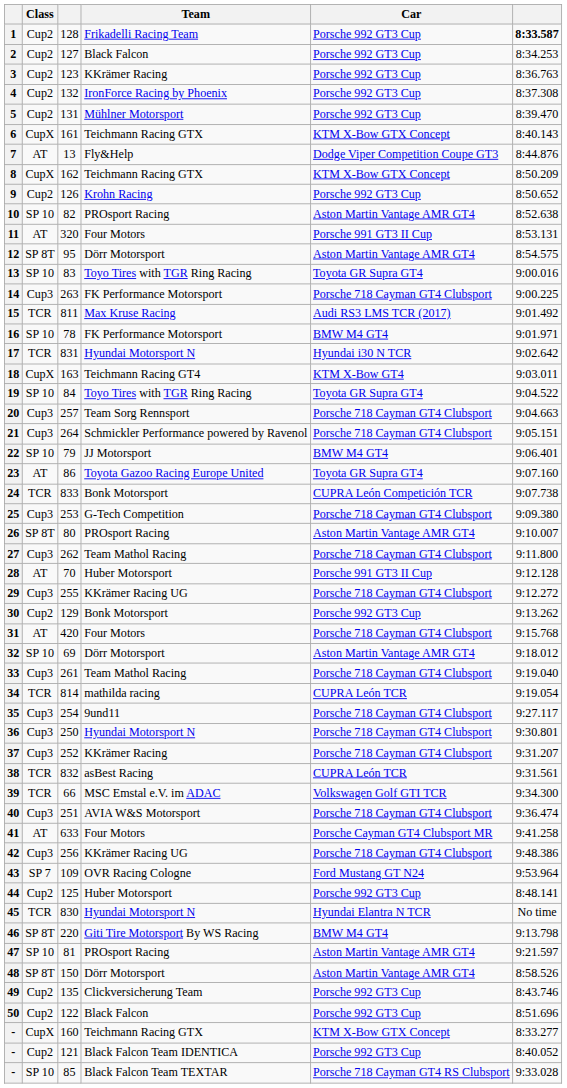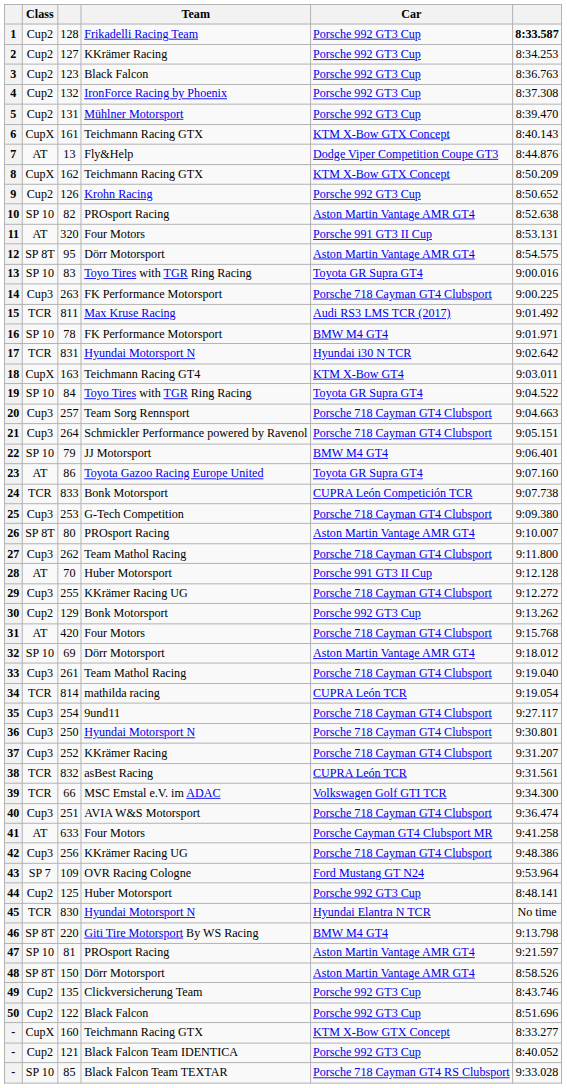(116, 54) Black Falcon -> (126, 54) KKrämer Racing
(126, 73) KKrämer Racing -> (116, 73) Black Falcon
